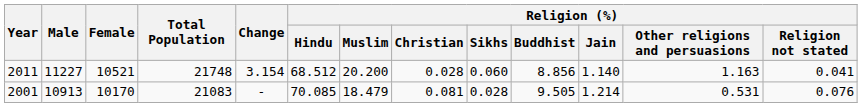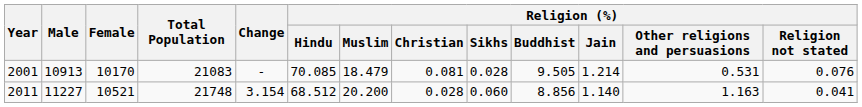rows swapped: (23, 92) <-> (23, 71)
